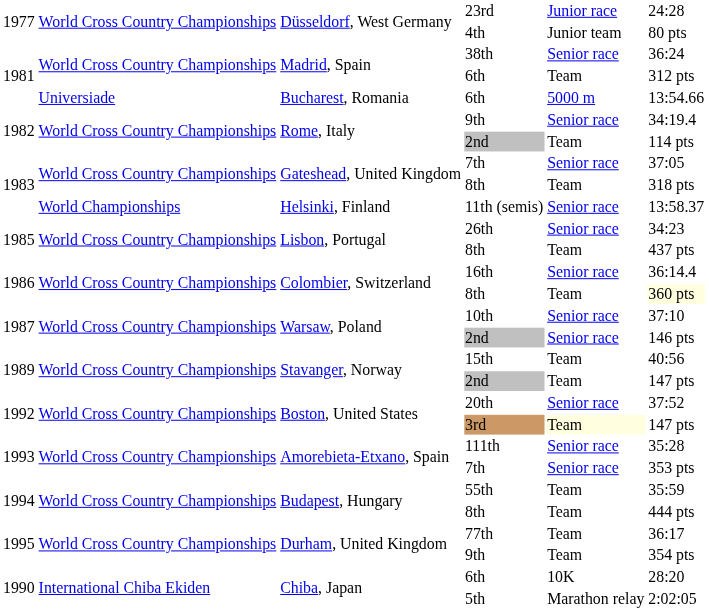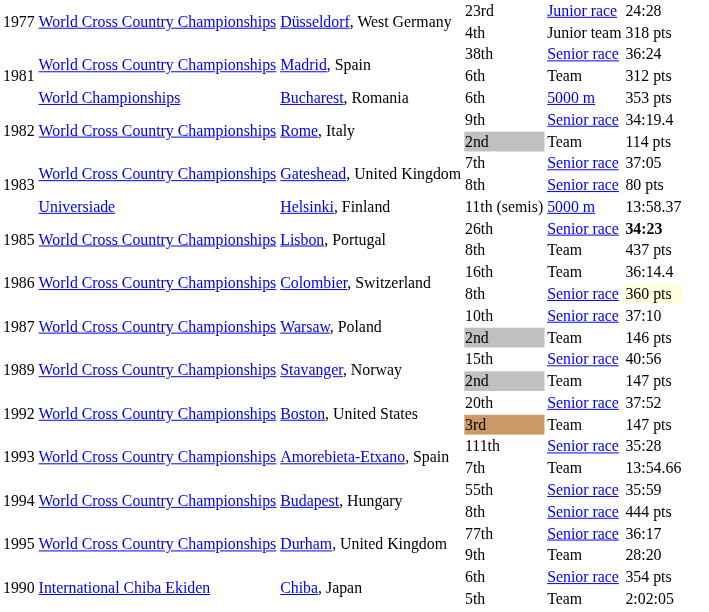(667, 32) 80 pts -> (649, 32) 318 pts
(77, 98) Universiade -> (109, 98) World Championships
(676, 98) 13:54.66 -> (649, 98) 353 pts
(565, 185) Team -> (583, 185) Senior race
(671, 185) 318 pts -> (645, 185) 80 pts
(109, 206) World Championships -> (77, 206) Universiade
(583, 206) Senior race -> (571, 206) 5000 m
(666, 228) normal -> (644, 228) bold
(583, 272) Senior race -> (565, 272) Team
(565, 294) Team -> (583, 294) Senior race
(583, 337) Senior race -> (565, 337) Team
(565, 359) Team -> (583, 359) Senior race
(565, 424) lightyellow background -> (565, 424) no background
(583, 468) Senior race -> (565, 468) Team
(671, 468) 353 pts -> (653, 468) 13:54.66
(565, 490) Team -> (583, 490) Senior race
(565, 511) Team -> (583, 511) Senior race
(565, 533) Team -> (583, 533) Senior race
(671, 555) 354 pts -> (643, 555) 28:20
(561, 577) 10K -> (583, 577) Senior race
(666, 577) 28:20 -> (649, 577) 354 pts
(596, 598) Marathon relay -> (565, 598) Team
